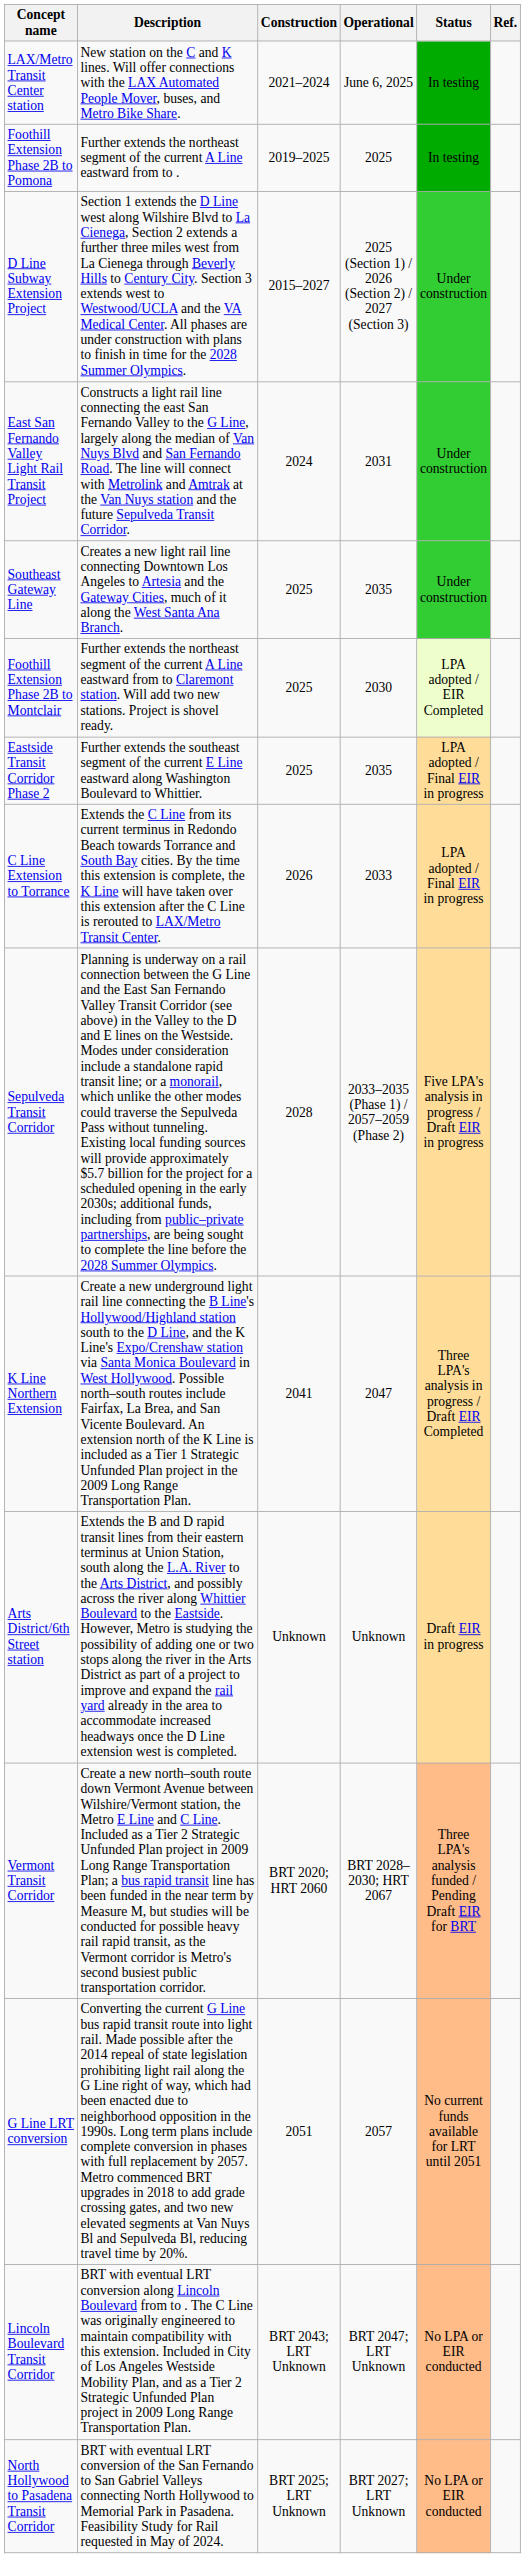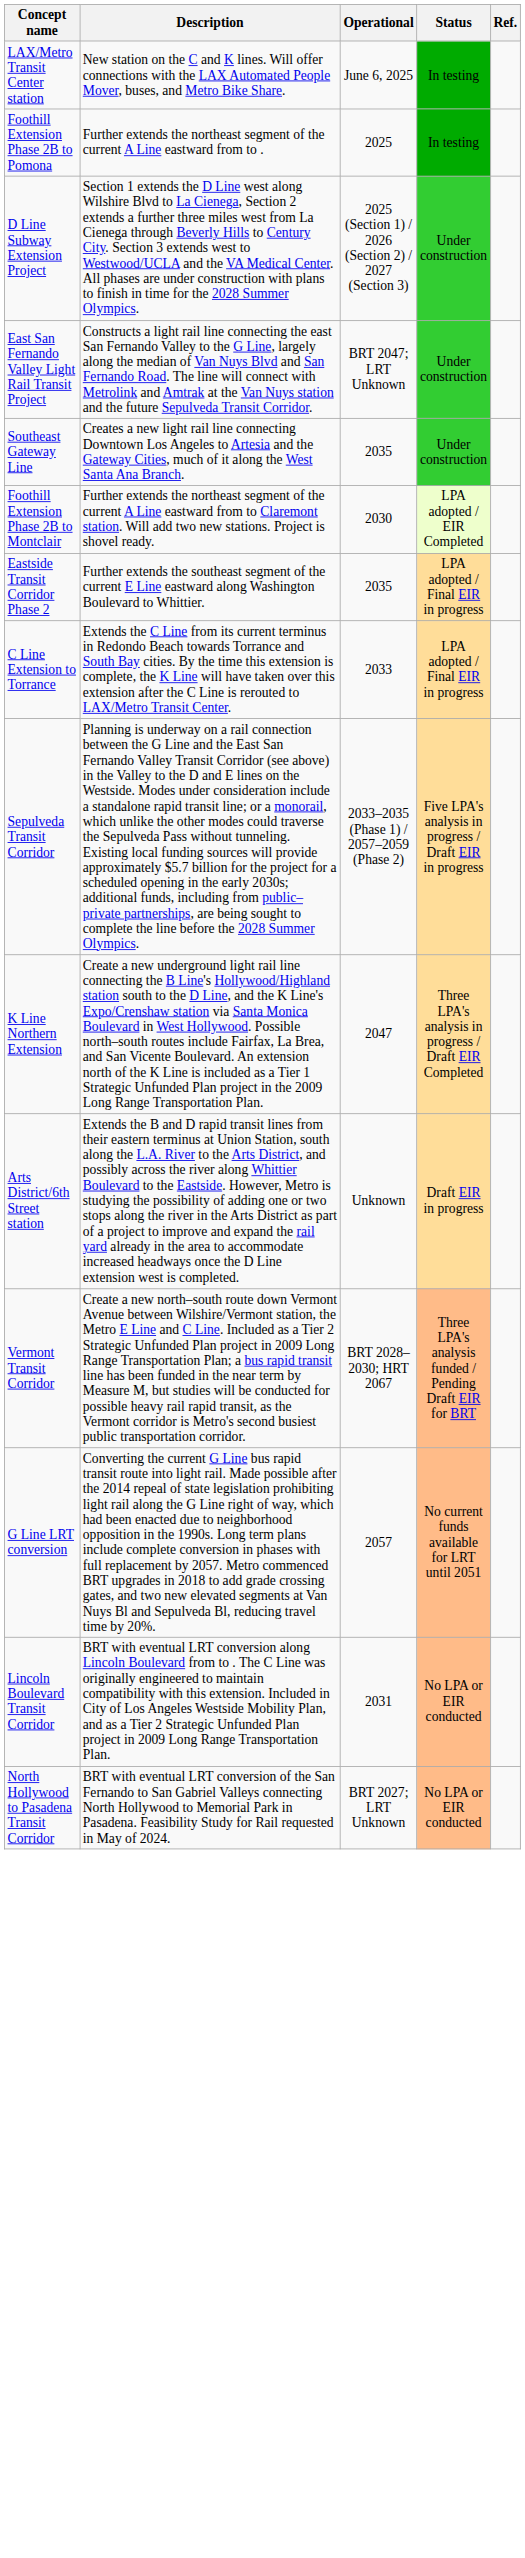- column: (299, 22)
(379, 461) 2031 -> (379, 369) BRT 2047; LRT Unknown
(379, 2352) BRT 2047; LRT Unknown -> (379, 1701) 2031
